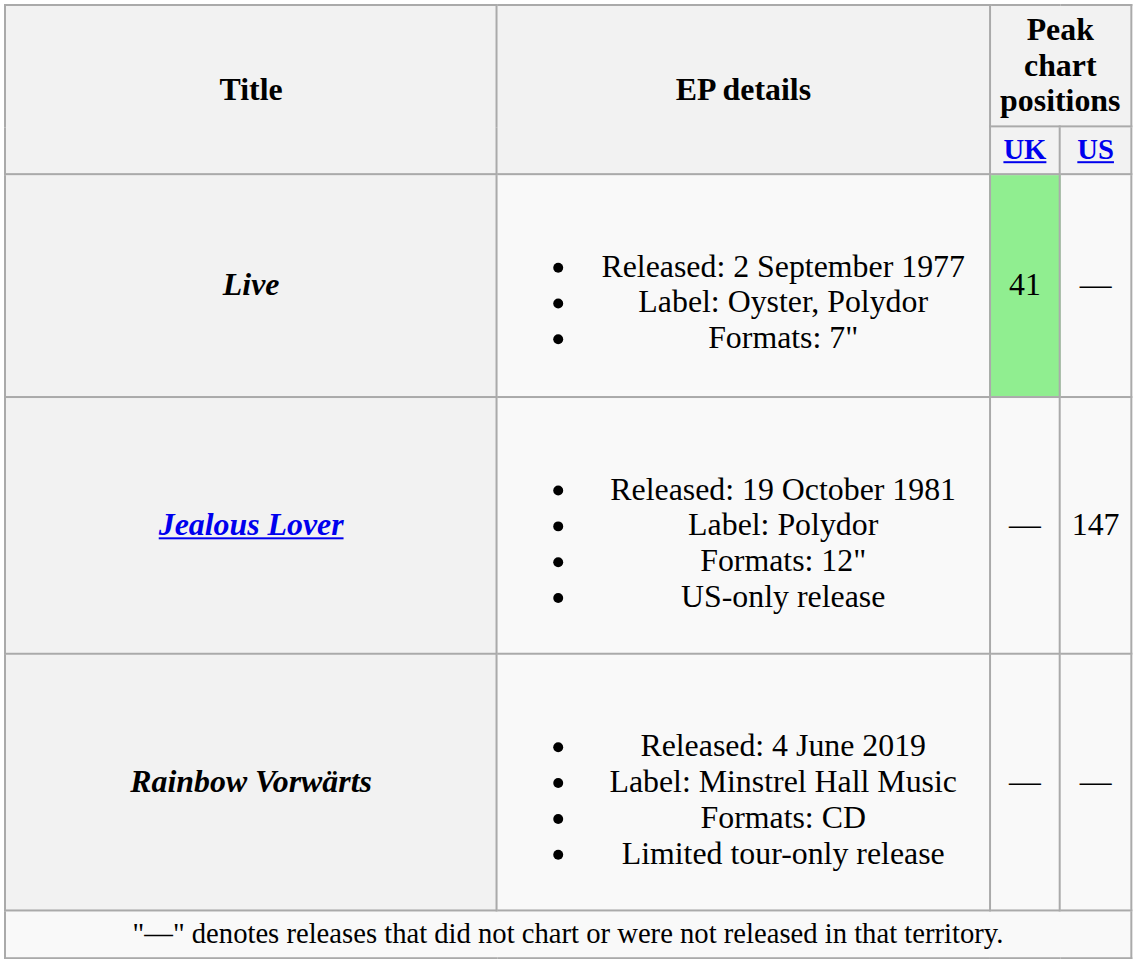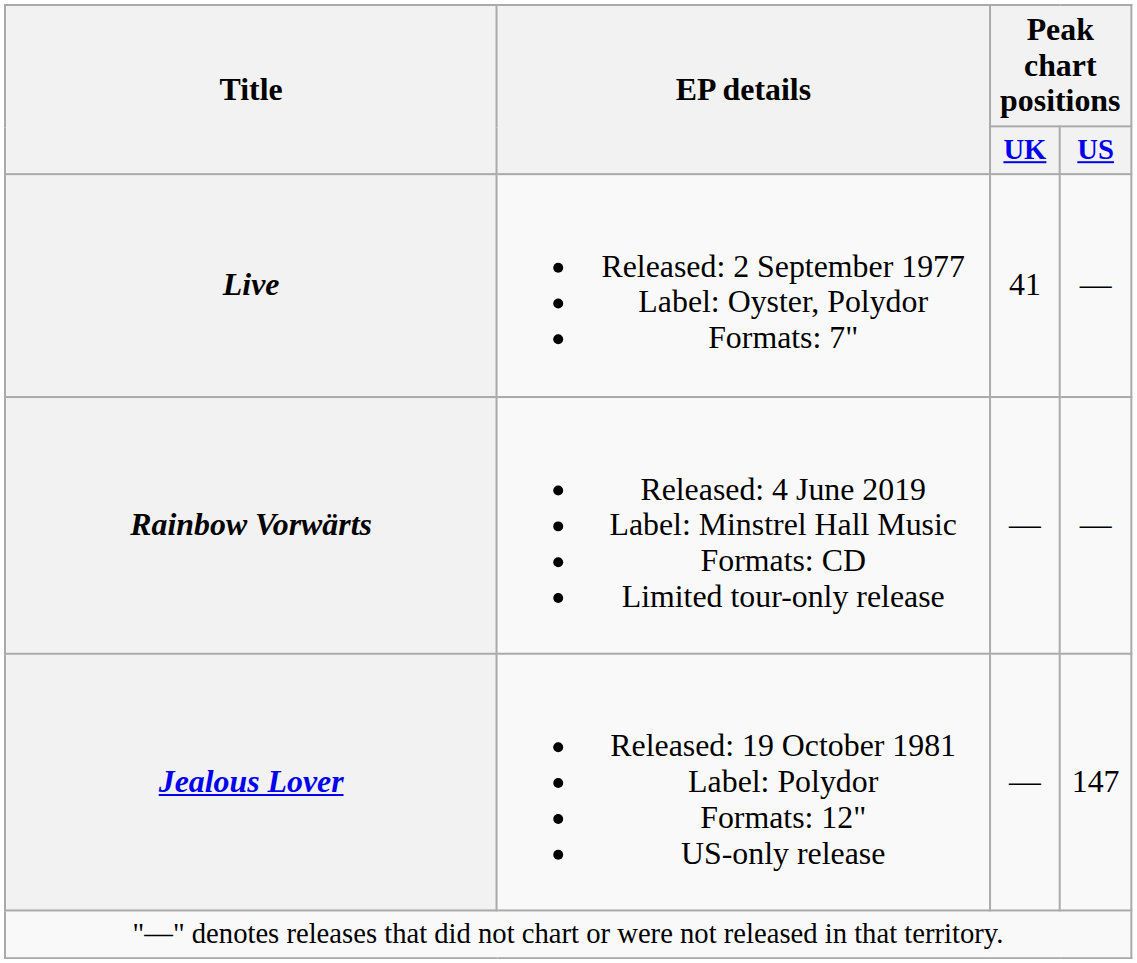(1025, 284) lightgreen background -> (1025, 284) no background
rows swapped: (251, 524) <-> (251, 781)
